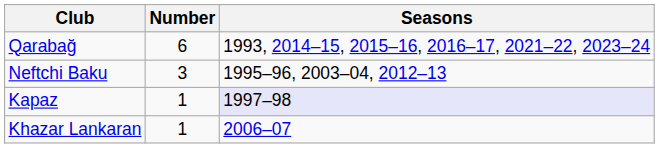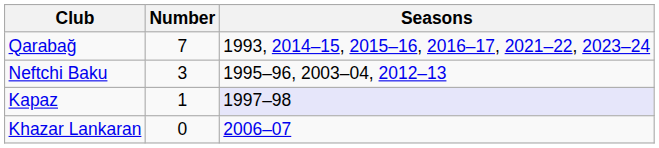(182, 45) 6 -> (182, 45) 7
(182, 128) 1 -> (182, 128) 0
